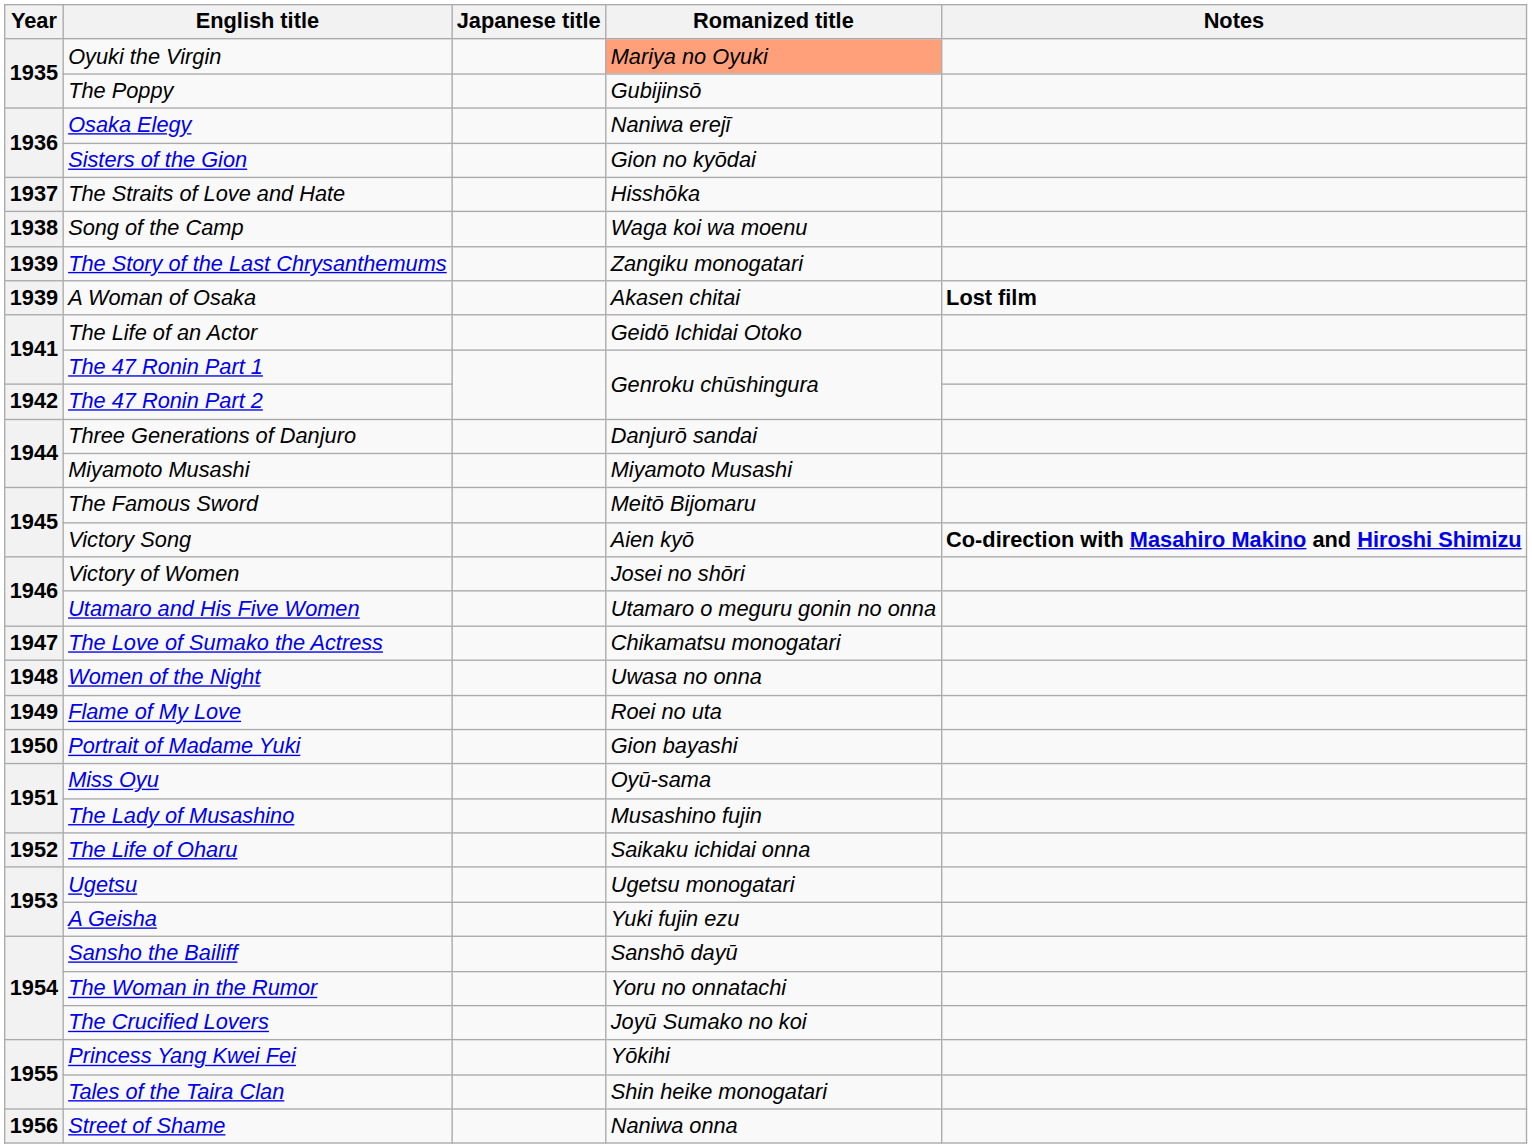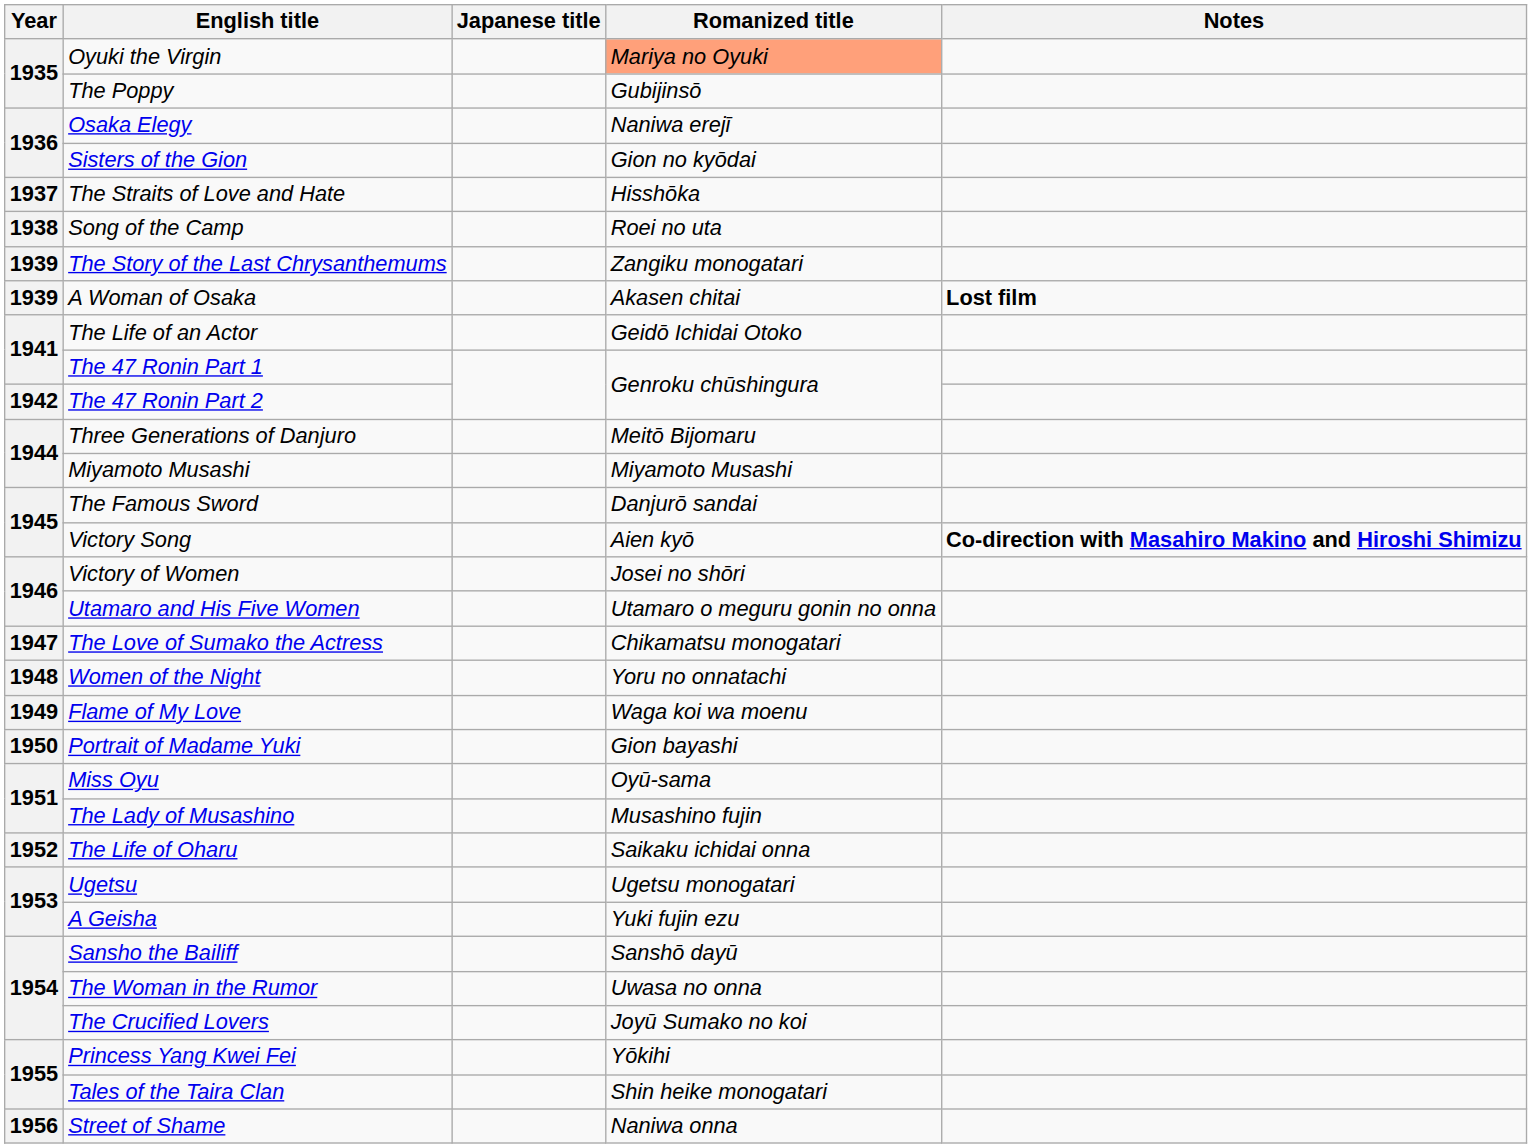(709, 228) Waga koi wa moenu -> (666, 228) Roei no uta
(684, 435) Danjurō sandai -> (683, 435) Meitō Bijomaru
(683, 504) Meitō Bijomaru -> (684, 504) Danjurō sandai
(686, 677) Uwasa no onna -> (698, 677) Yoru no onnatachi
(666, 711) Roei no uta -> (709, 711) Waga koi wa moenu
(698, 988) Yoru no onnatachi -> (686, 988) Uwasa no onna
